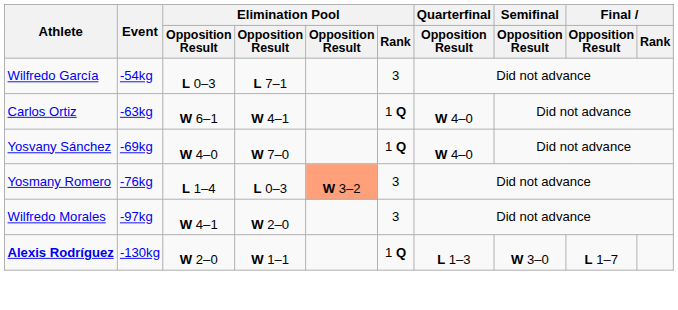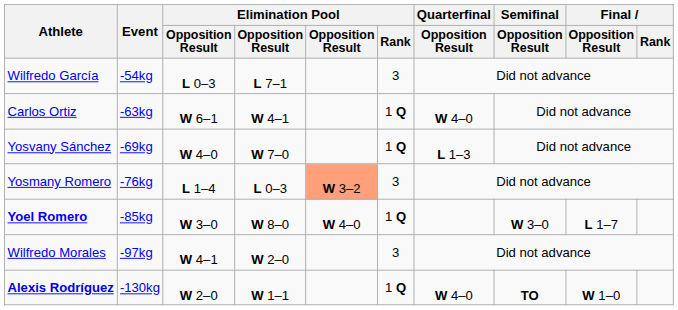(454, 154) W 4–0 -> (454, 154) L 1–3
+ row: (47, 217)
(454, 260) L 1–3 -> (454, 295) W 4–0
(530, 260) W 3–0 -> (530, 295) TO
(601, 260) L 1–7 -> (601, 295) W 1–0
